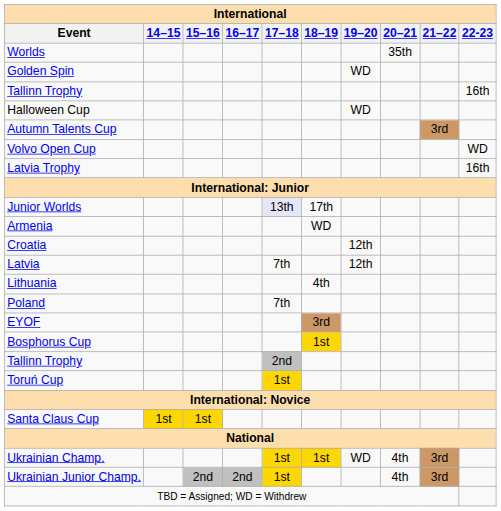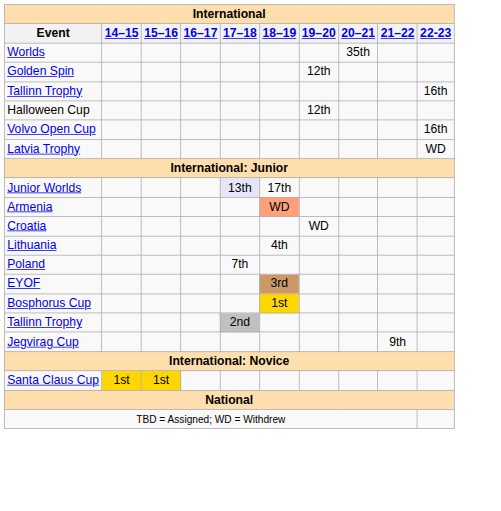(361, 71) WD -> (319, 71) 12th
(361, 110) WD -> (319, 110) 12th
- row: (62, 129)
(478, 149) WD -> (436, 129) 16th
(478, 168) 16th -> (436, 149) WD
(321, 226) no background -> (279, 206) lightsalmon background
(361, 245) 12th -> (319, 226) WD
- row: (23, 264)
+ row: (43, 341)
- row: (35, 380)
- row: (56, 457)
- row: (74, 476)
